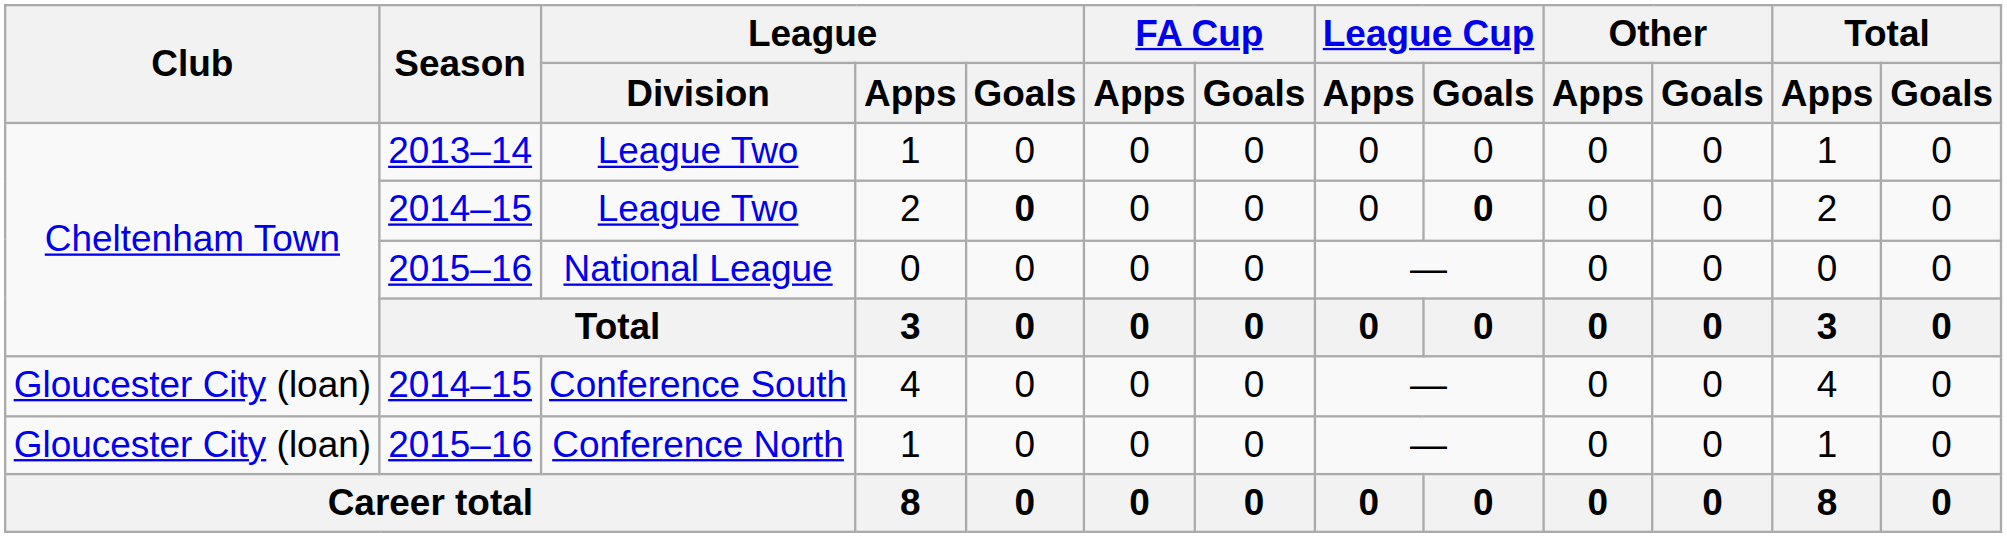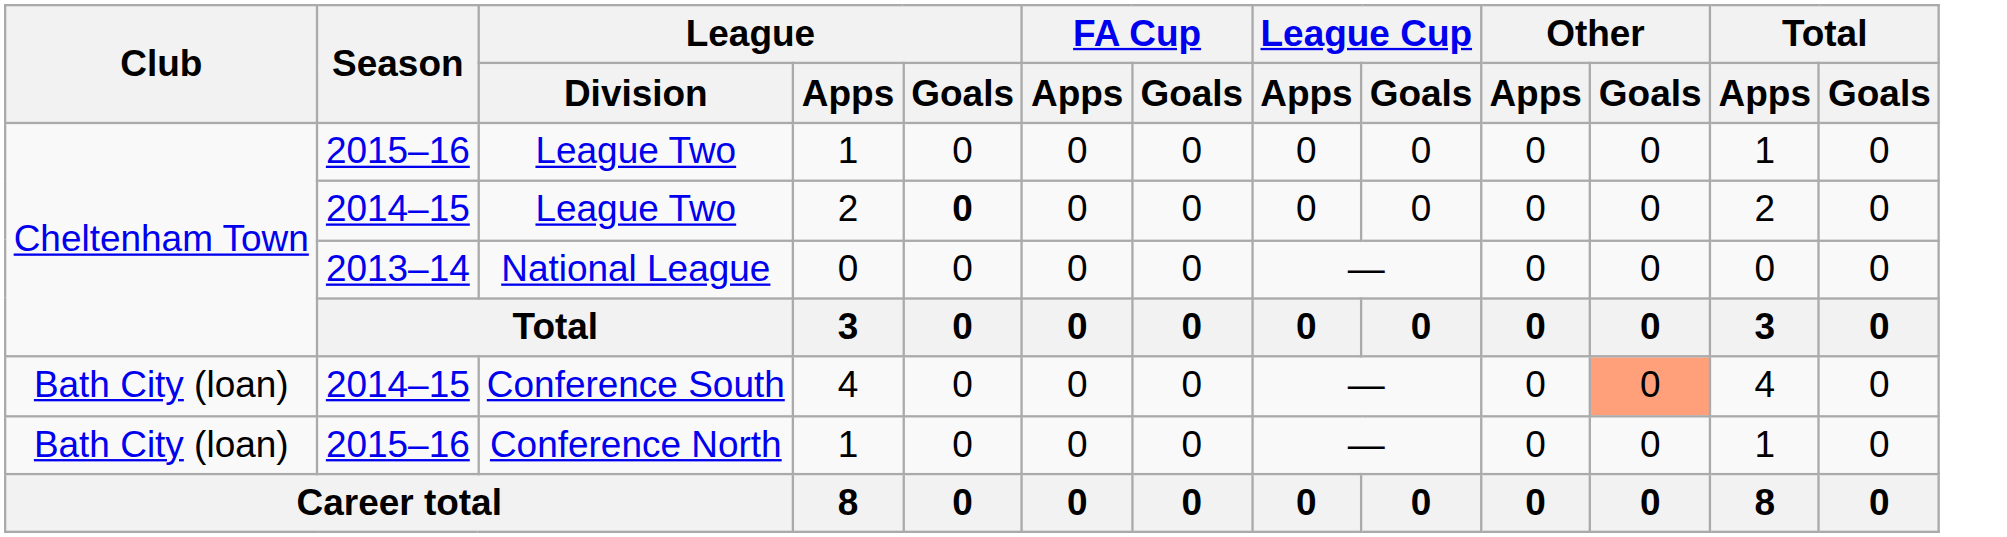(460, 151) 2013–14 -> (398, 151) 2015–16
(1483, 209) bold -> (1421, 209) normal
(460, 268) 2015–16 -> (398, 268) 2013–14
(192, 385) Gloucester City (loan) -> (161, 385) Bath City (loan)
(1712, 385) no background -> (1650, 385) lightsalmon background
(192, 444) Gloucester City (loan) -> (161, 444) Bath City (loan)
